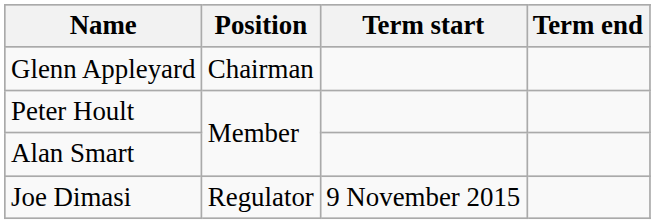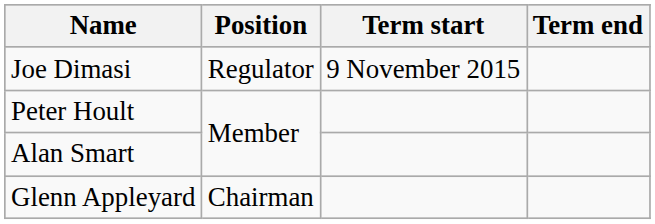rows swapped: (103, 68) <-> (71, 196)
